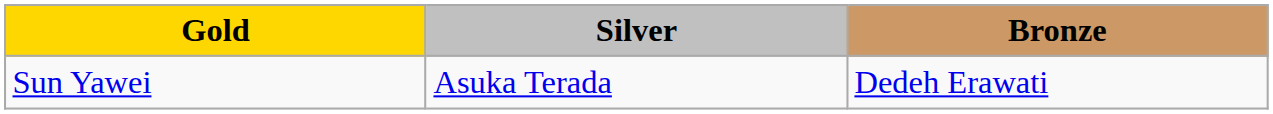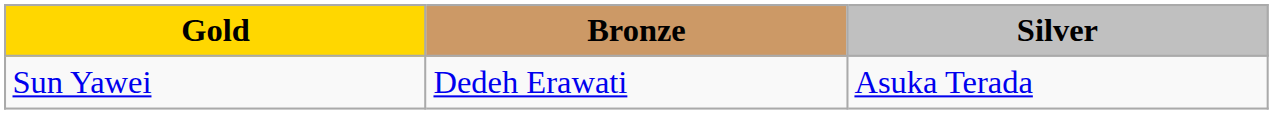columns swapped: (636, 30) <-> (1057, 30)
